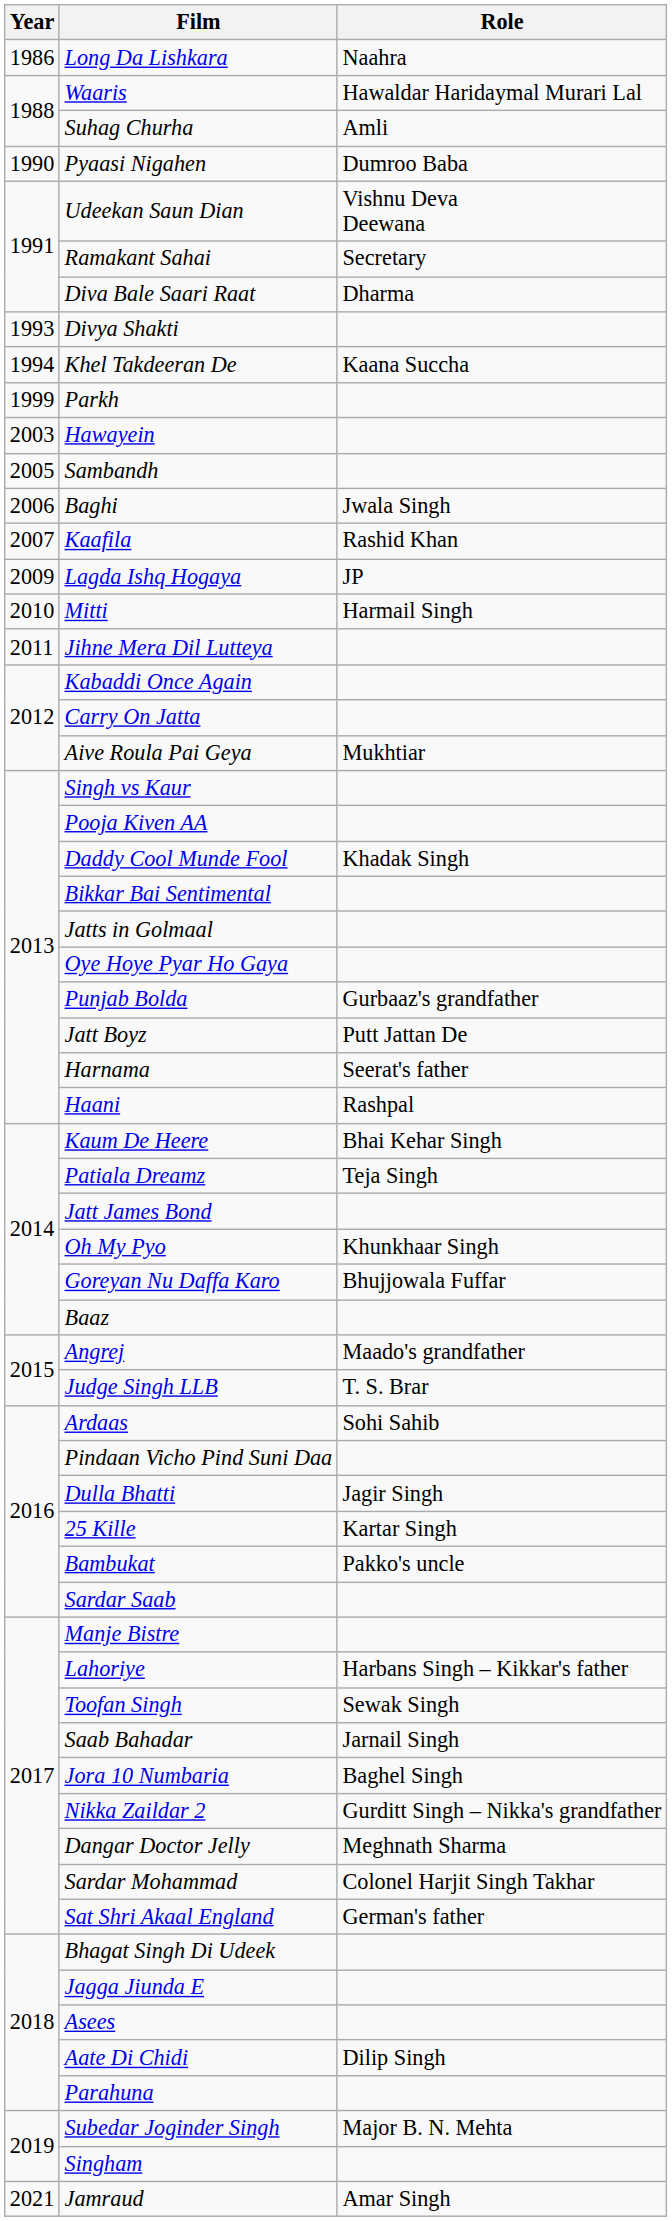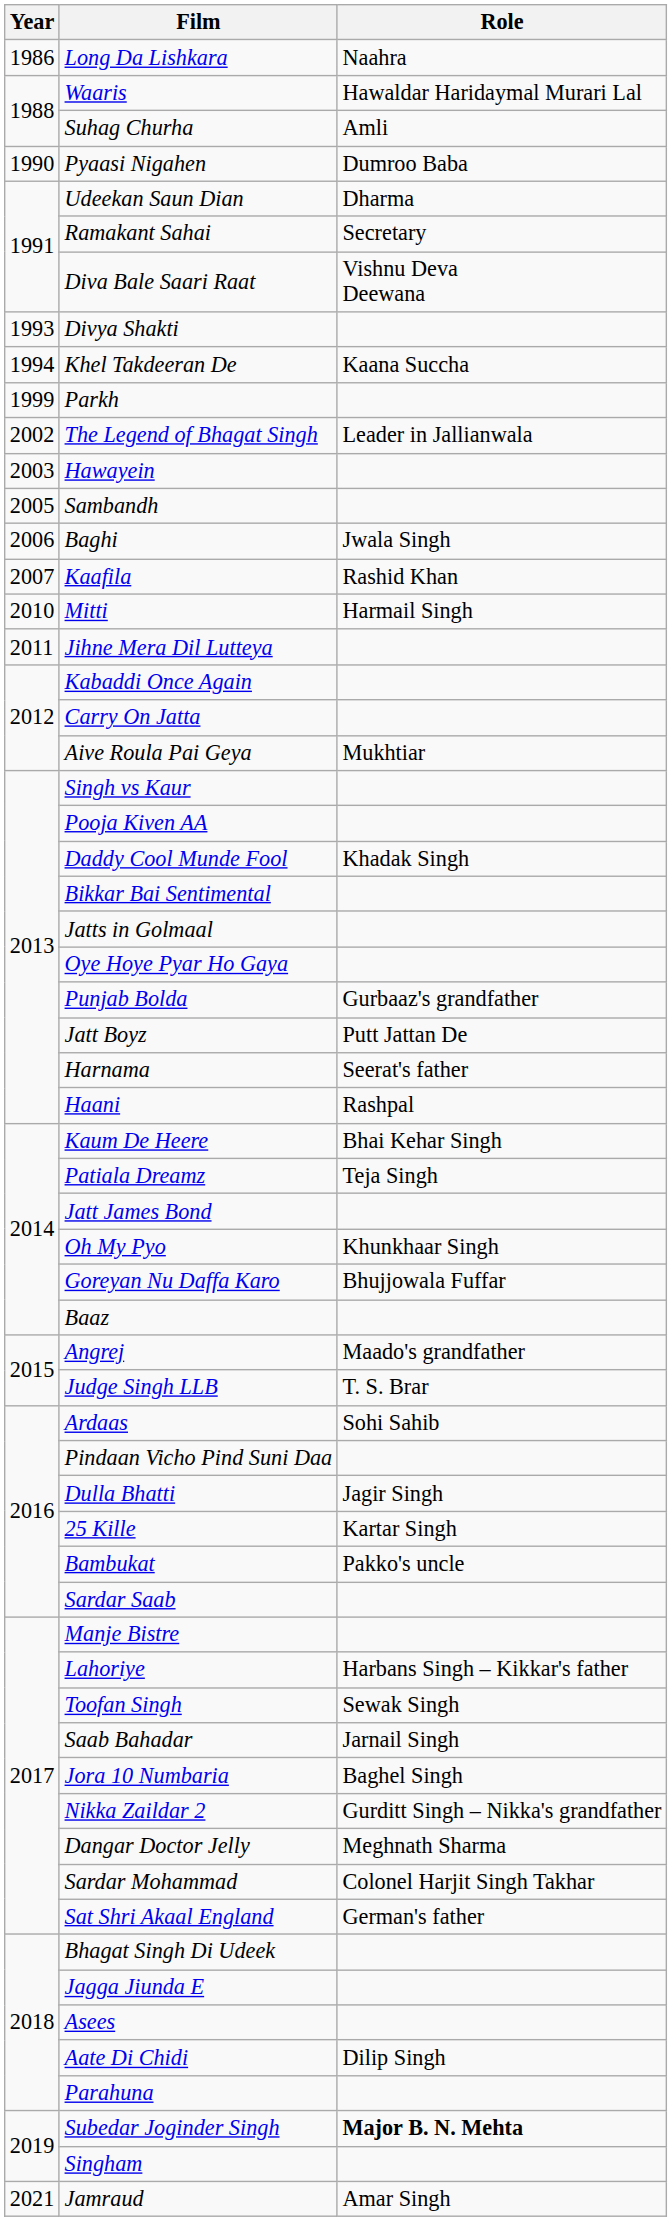(400, 211) Vishnu Deva Deewana -> (378, 198) Dharma
(378, 294) Dharma -> (400, 281) Vishnu Deva Deewana
+ row: (191, 435)
- row: (153, 576)
(427, 2128) normal -> (433, 2128) bold
